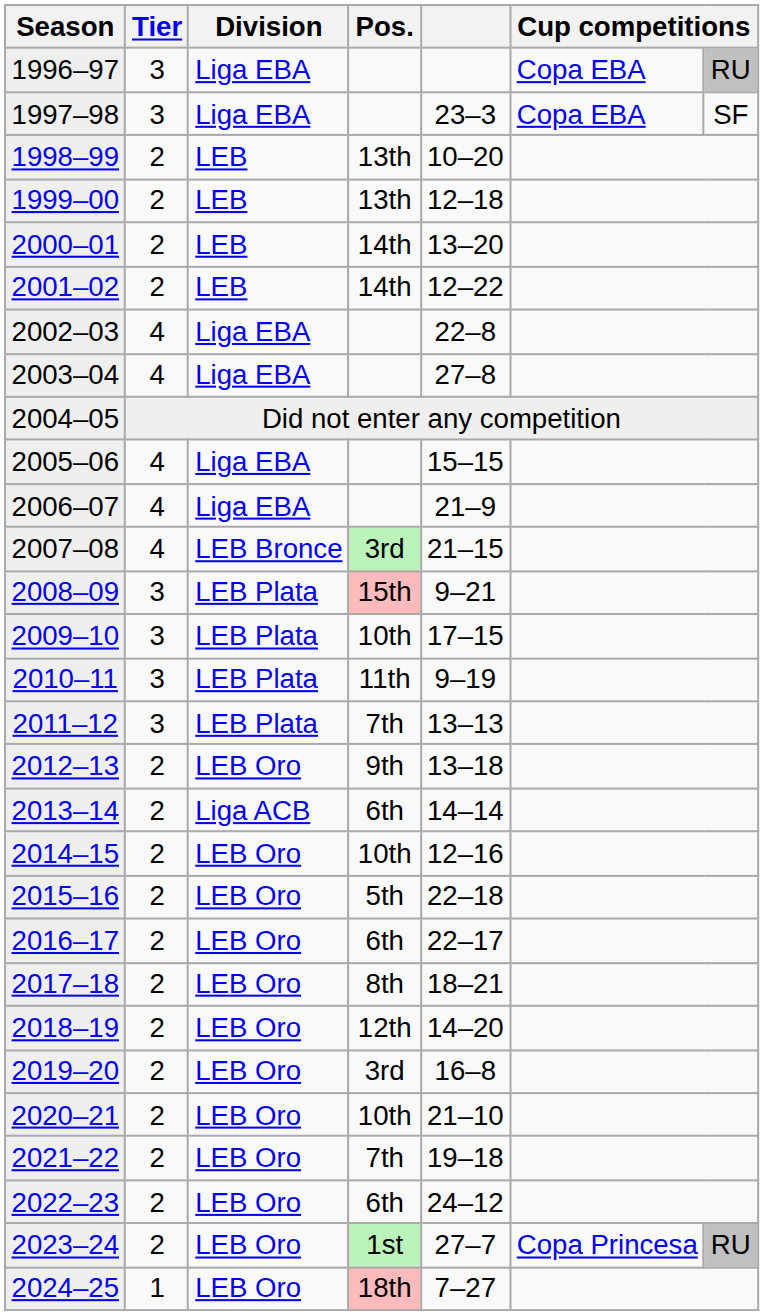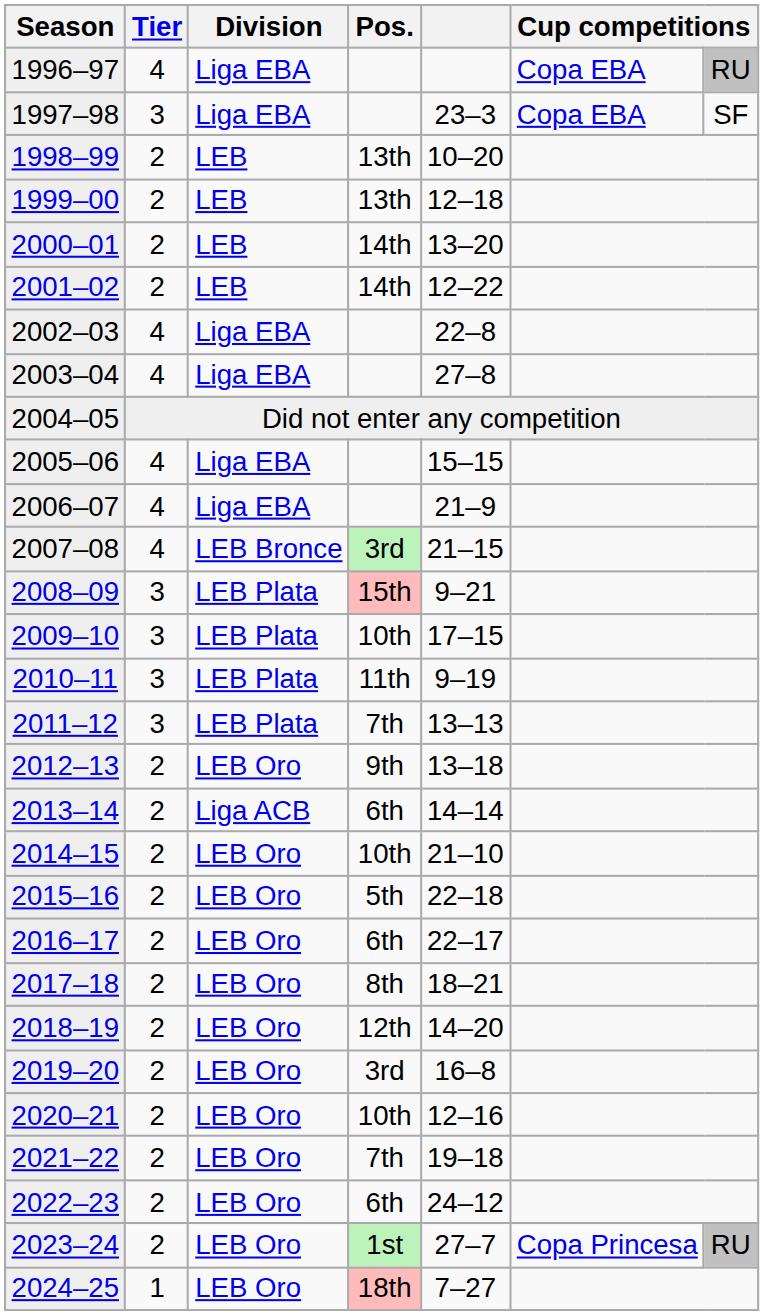(157, 70) 3 -> (157, 70) 4
(465, 853) 12–16 -> (465, 853) 21–10
(465, 1114) 21–10 -> (465, 1114) 12–16
